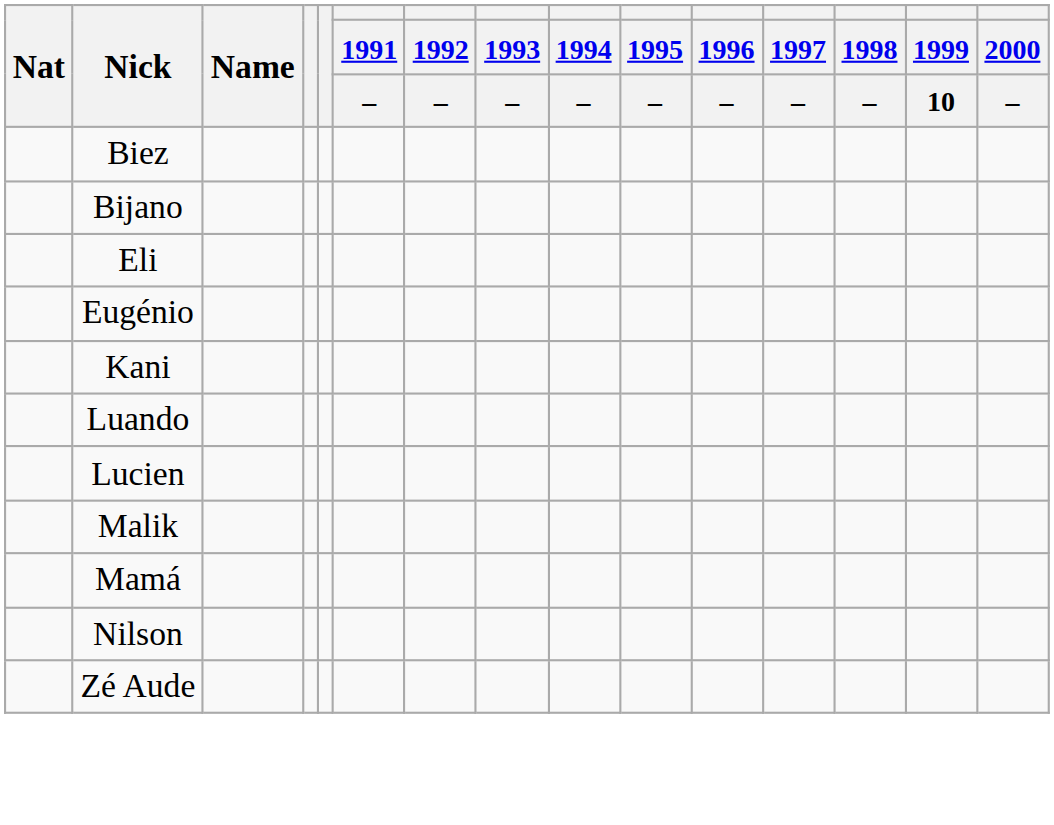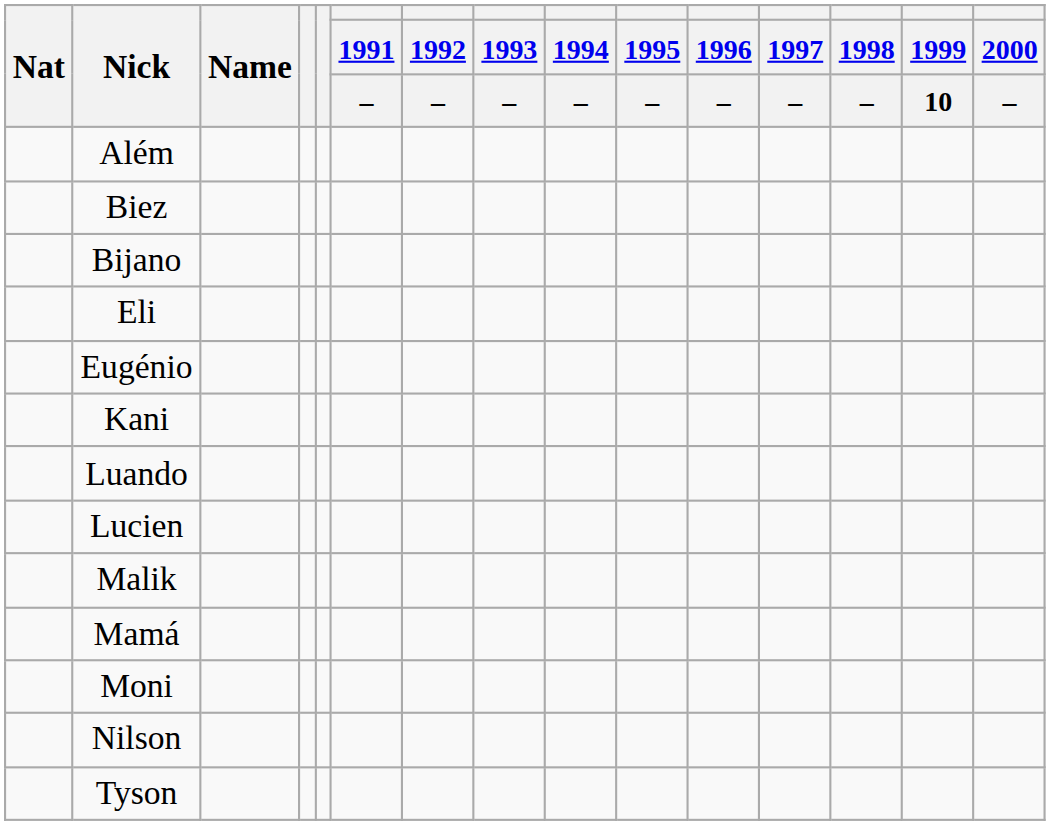+ row: (137, 153)
+ row: (137, 686)
+ row: (137, 792)
- row: (138, 686)
